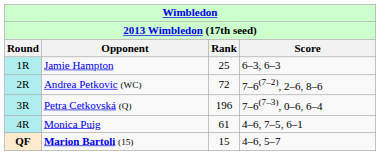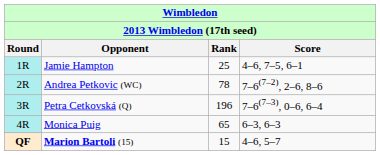(261, 65) 6–3, 6–3 -> (272, 65) 4–6, 7–5, 6–1
(224, 84) 72 -> (224, 84) 78
(224, 124) 61 -> (224, 124) 65
(272, 124) 4–6, 7–5, 6–1 -> (261, 124) 6–3, 6–3
